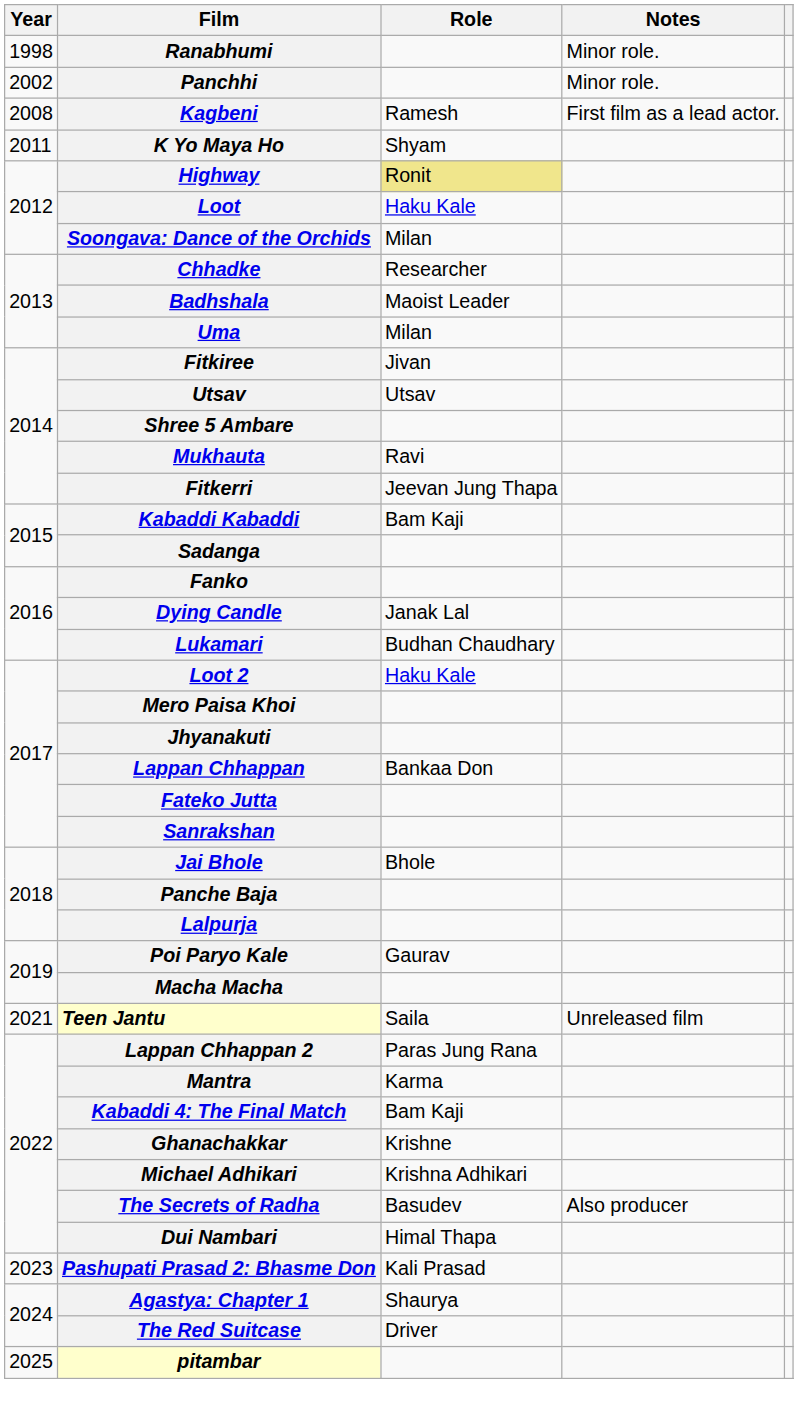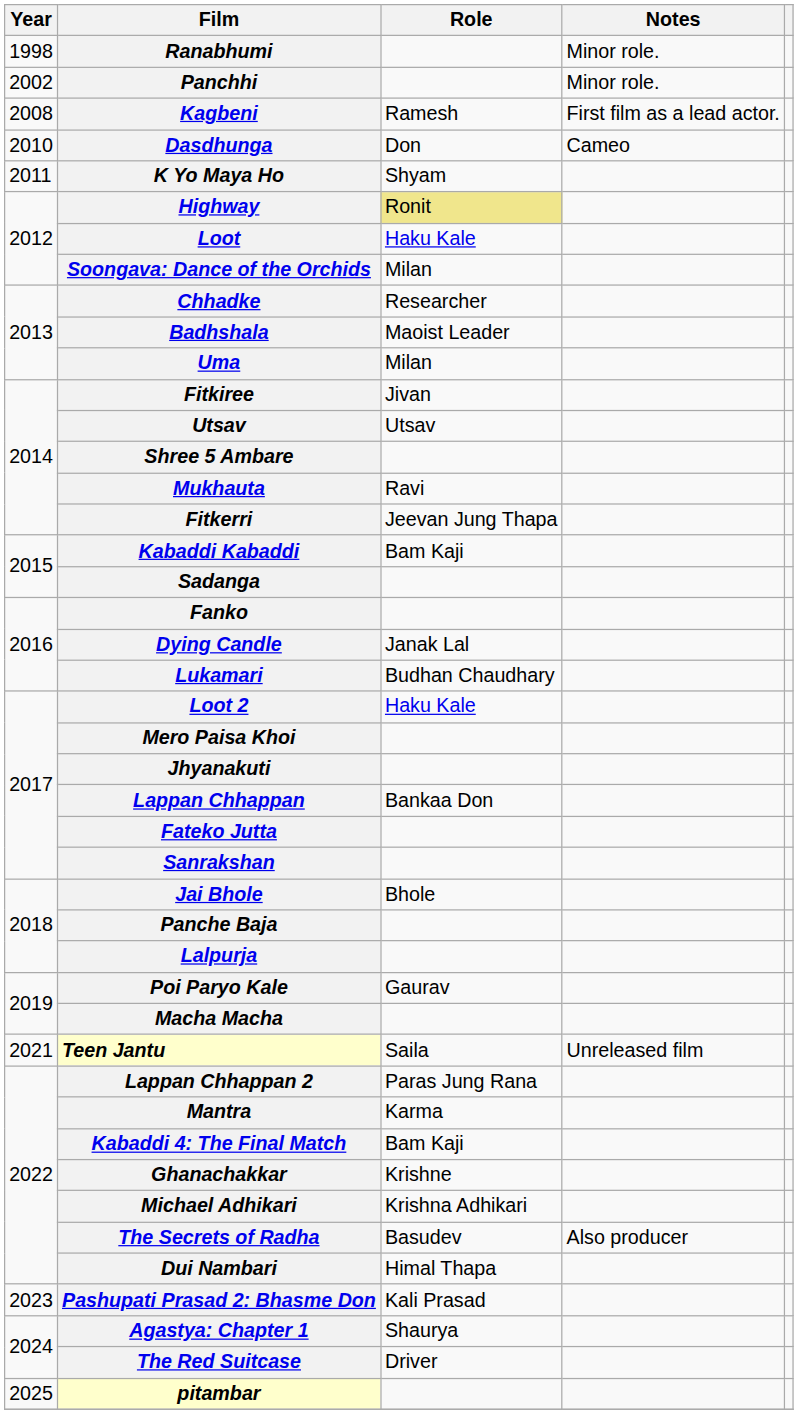+ row: (219, 144)
